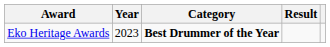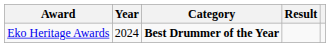(127, 33) 2023 -> (127, 33) 2024
